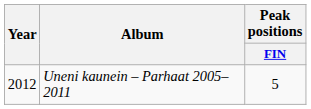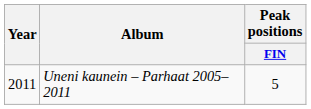(22, 84) 2012 -> (22, 84) 2011
